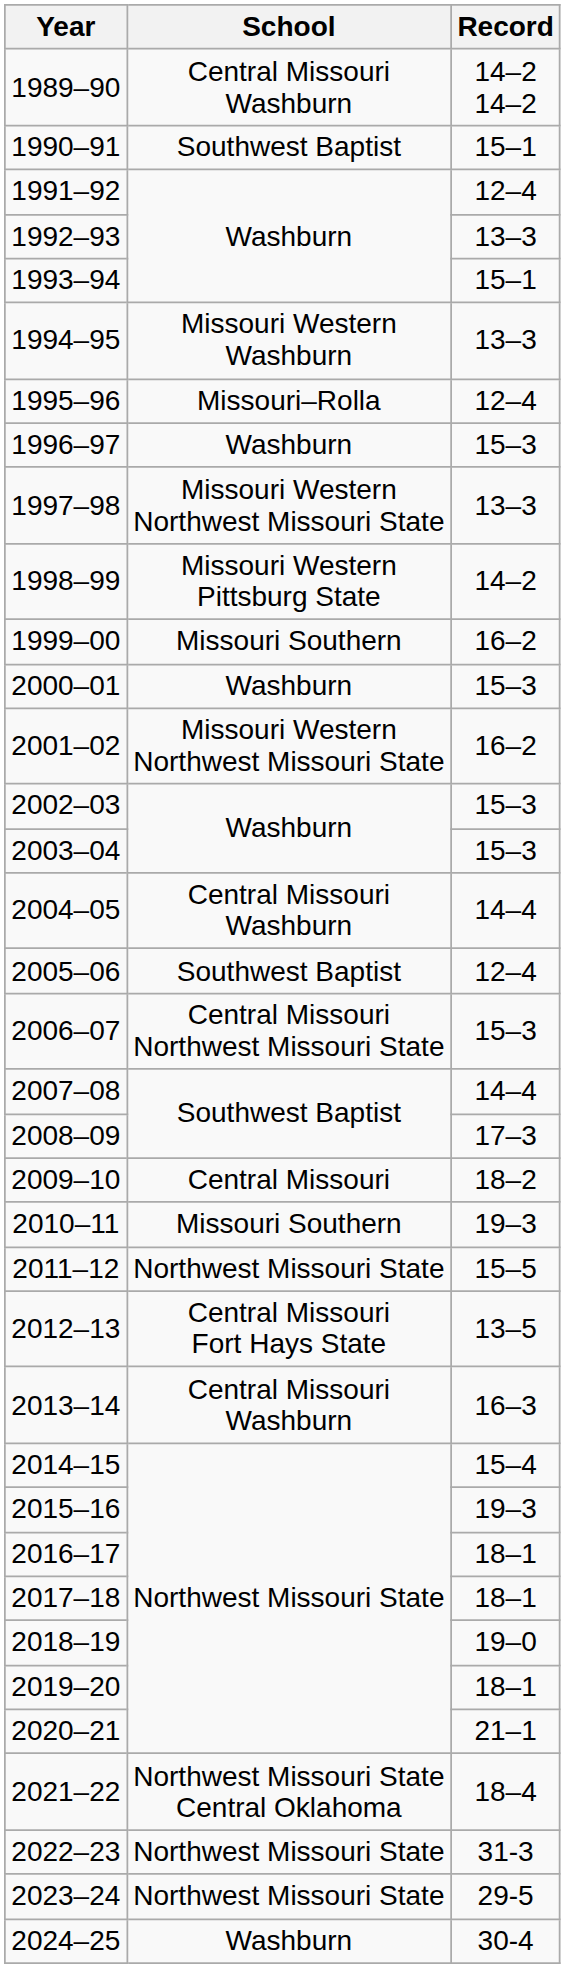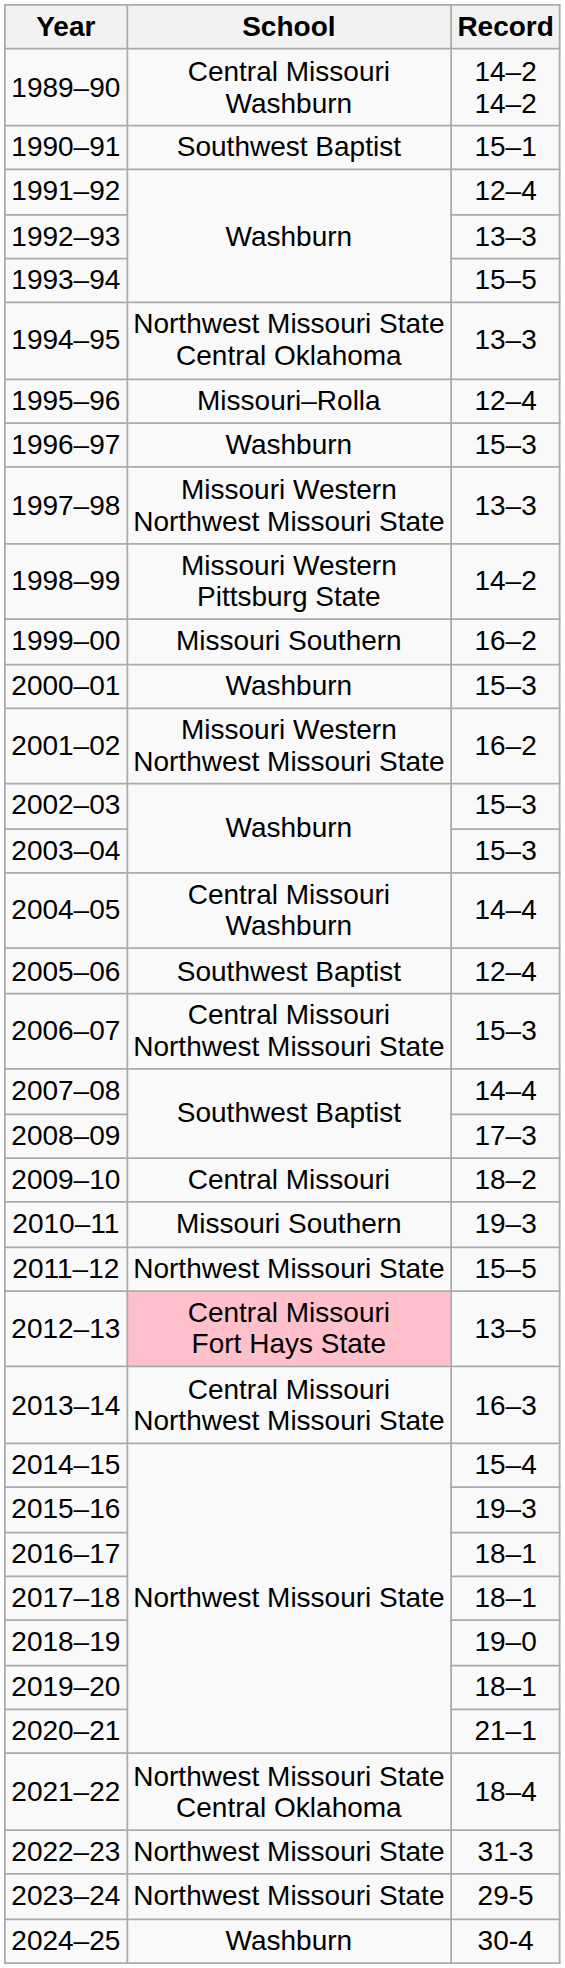(506, 280) 15–1 -> (506, 280) 15–5
(289, 340) Missouri Western Washburn -> (289, 340) Northwest Missouri State Central Oklahoma
(289, 1328) no background -> (289, 1328) pink background
(289, 1404) Central Missouri Washburn -> (289, 1404) Central Missouri Northwest Missouri State
